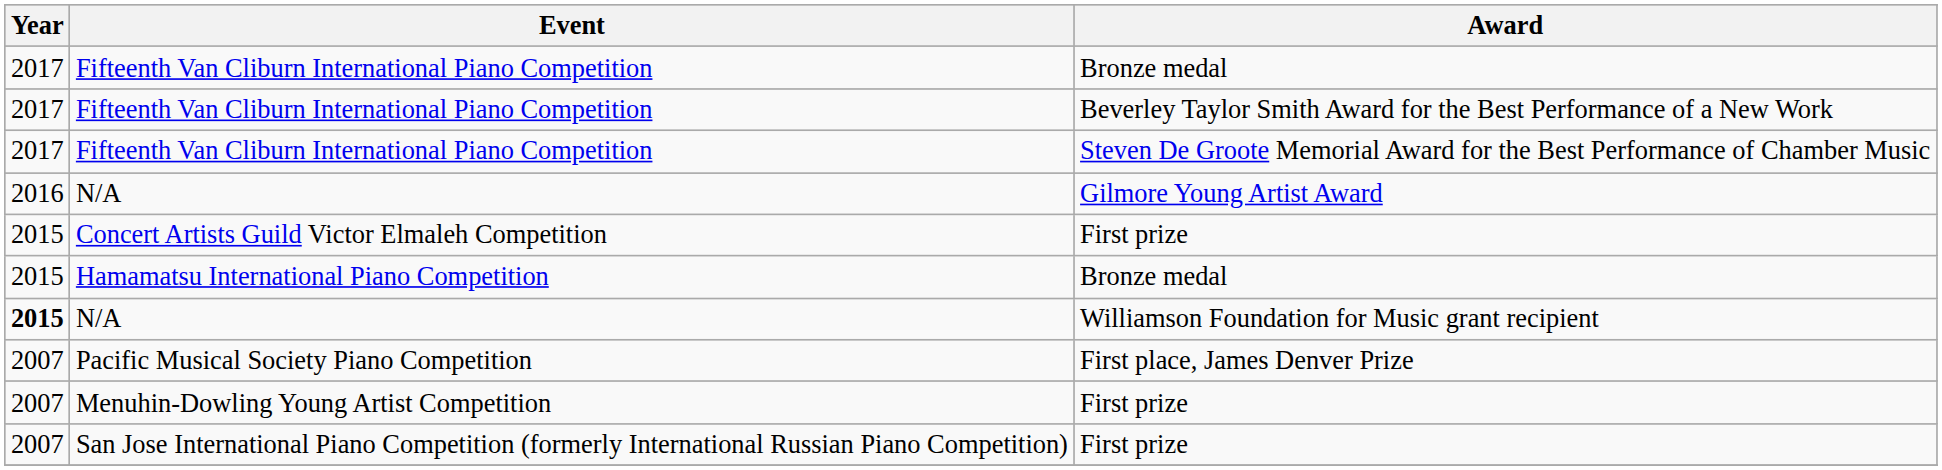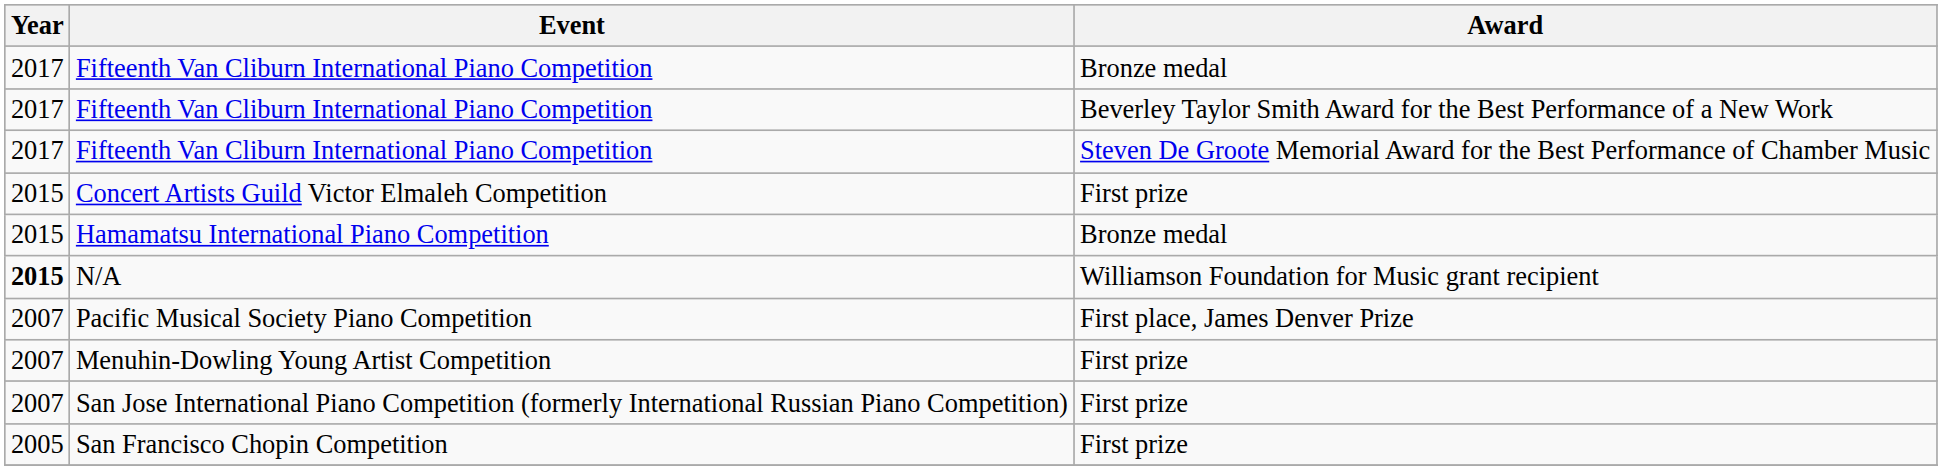- row: (99, 192)
+ row: (262, 444)
